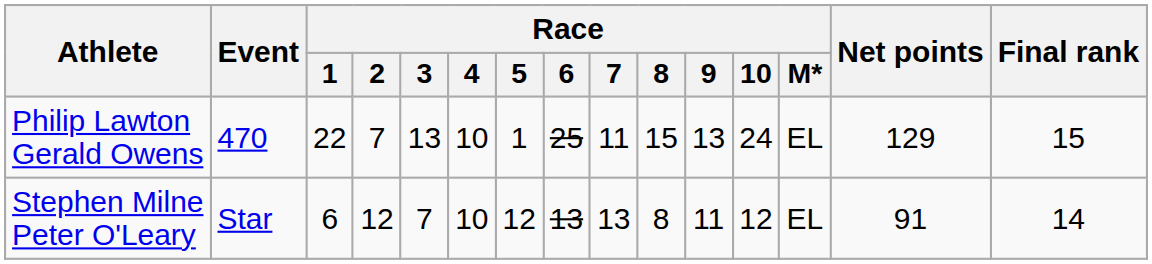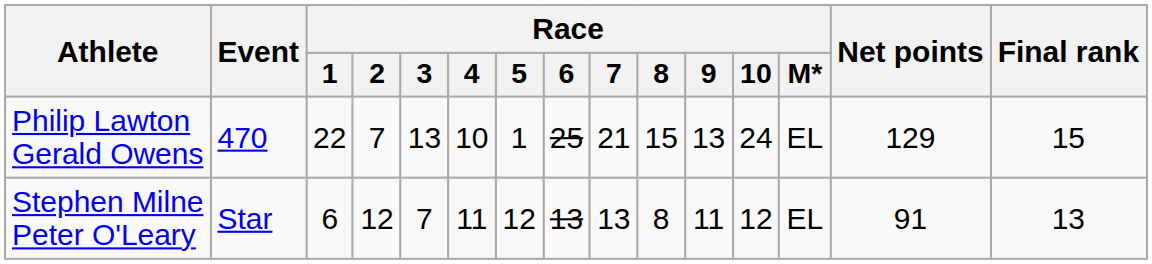(614, 138) 11 -> (614, 138) 21
(472, 218) 10 -> (472, 218) 11
(1068, 218) 14 -> (1068, 218) 13
